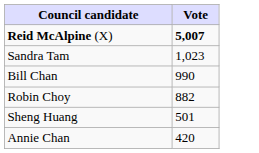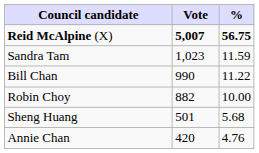+ column: (236, 14)
